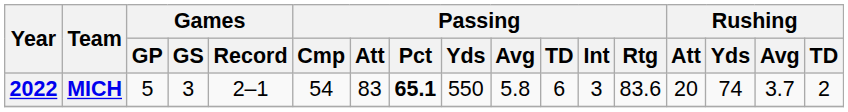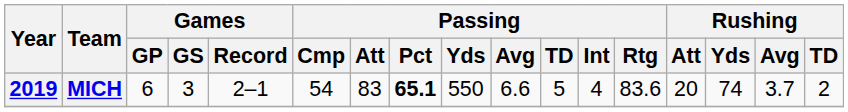(33, 89) 2022 -> (33, 89) 2019
(147, 89) 5 -> (147, 89) 6
(515, 89) 5.8 -> (515, 89) 6.6
(559, 89) 6 -> (559, 89) 5
(597, 89) 3 -> (597, 89) 4
